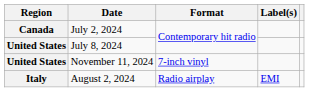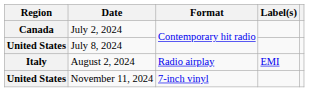rows swapped: (103, 78) <-> (112, 62)
